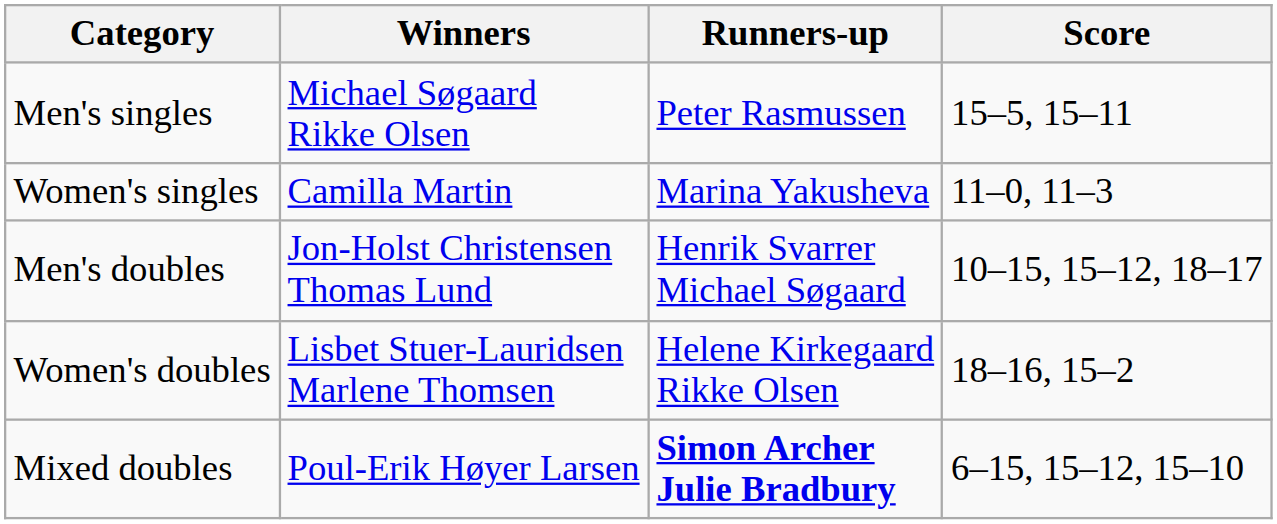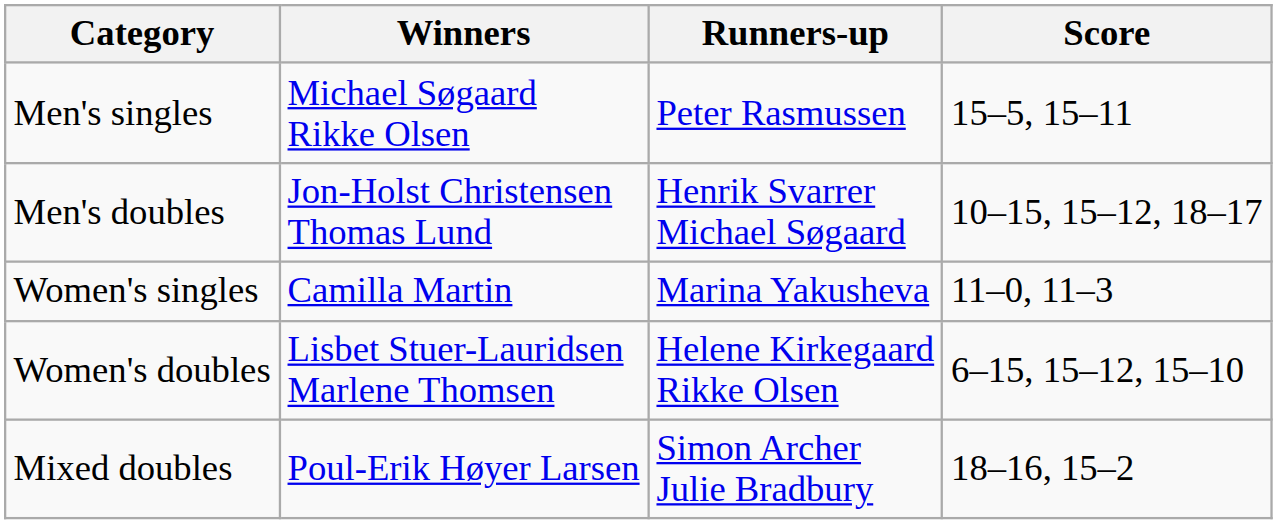rows swapped: (136, 190) <-> (119, 269)
(1043, 369) 18–16, 15–2 -> (1098, 369) 6–15, 15–12, 15–10
(776, 468) bold -> (765, 468) normal
(1098, 468) 6–15, 15–12, 15–10 -> (1043, 468) 18–16, 15–2
